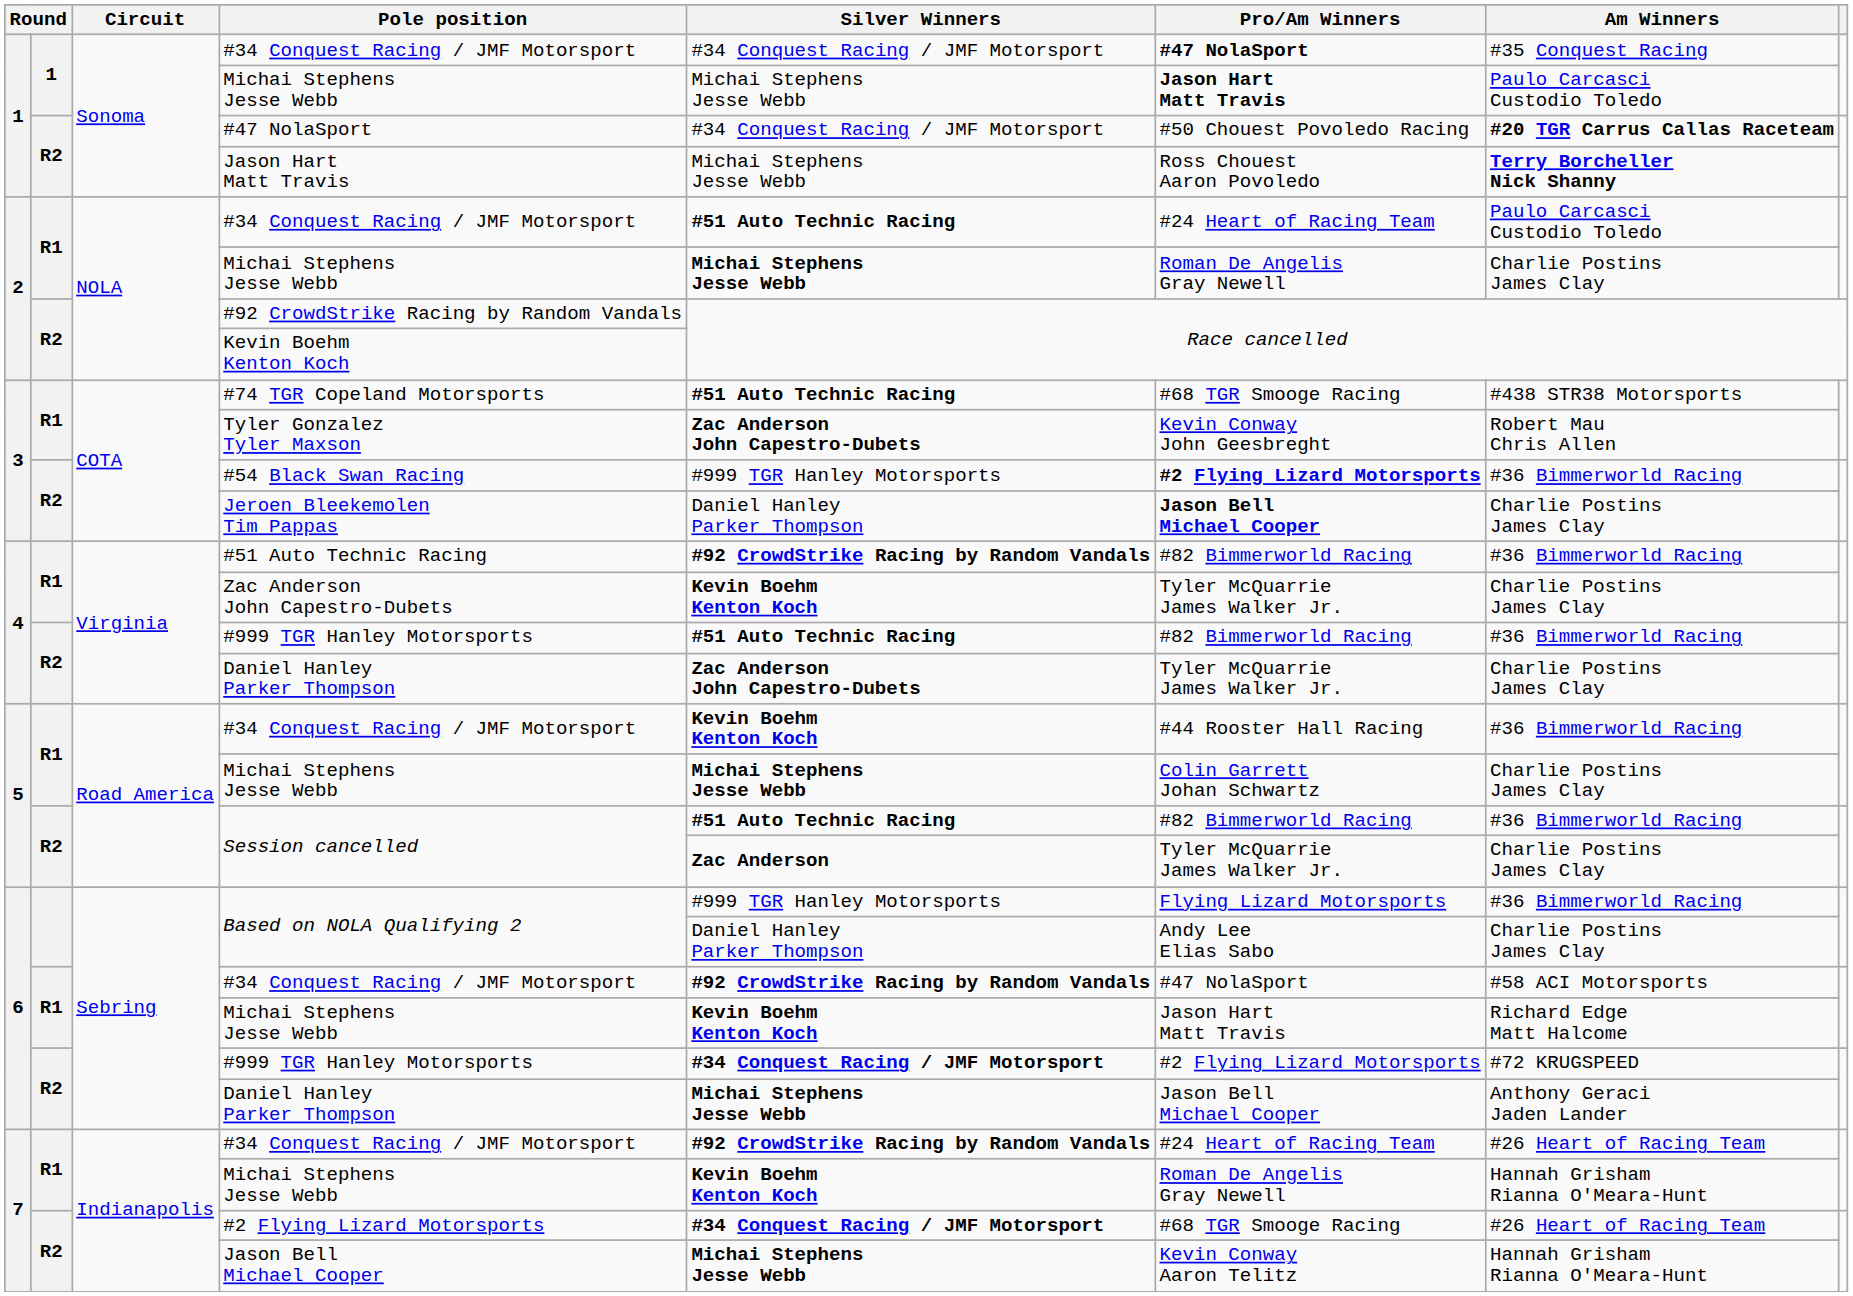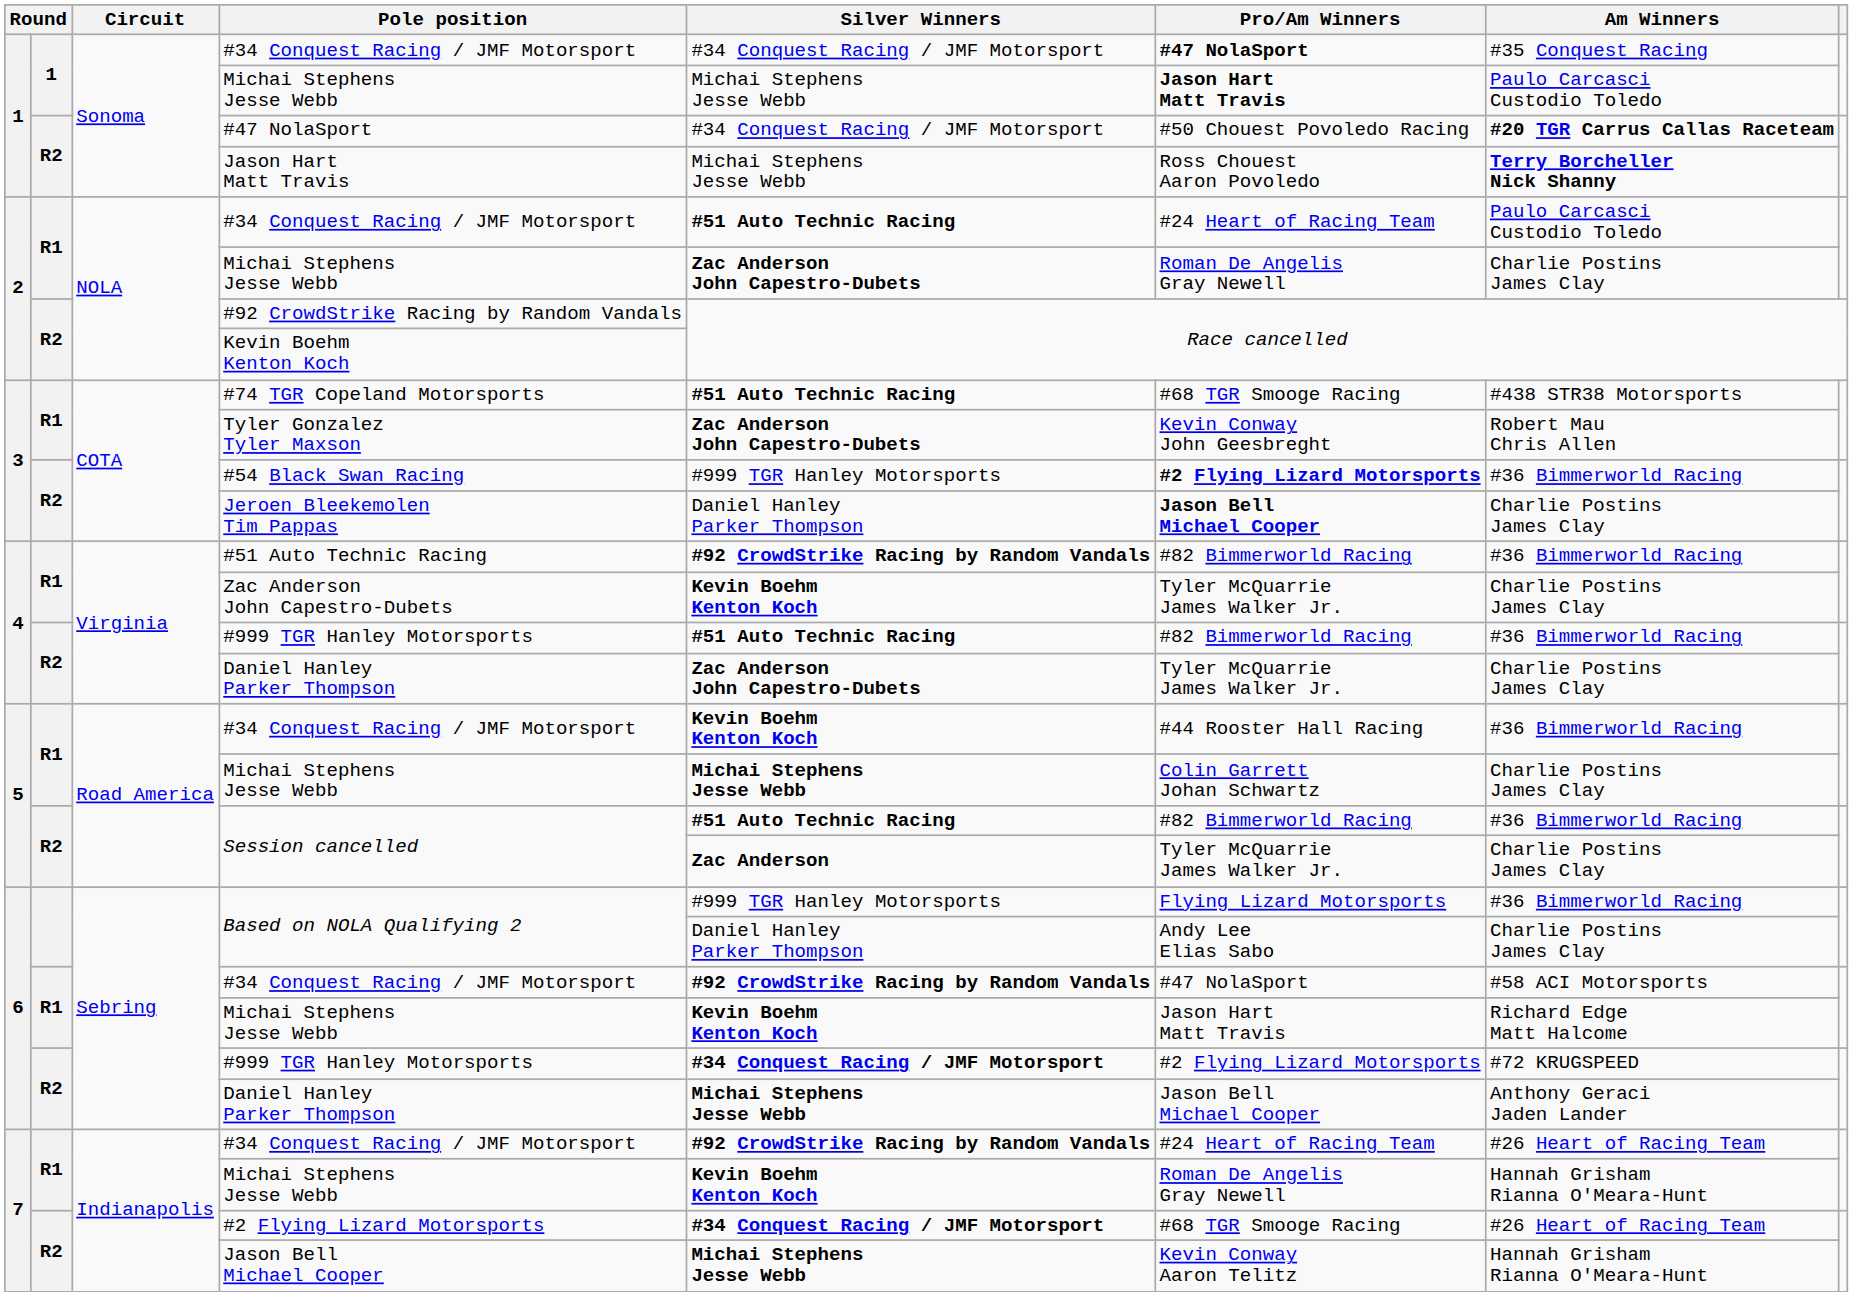(777, 273) Michai Stephens Jesse Webb -> (806, 273) Zac Anderson John Capestro-Dubets
